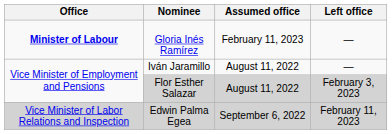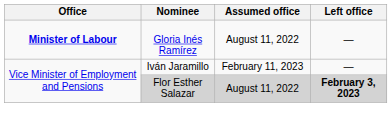(262, 39) February 11, 2023 -> (262, 39) August 11, 2022
(262, 67) August 11, 2022 -> (262, 67) February 11, 2023
(348, 88) normal -> (348, 88) bold
- row: (179, 116)
